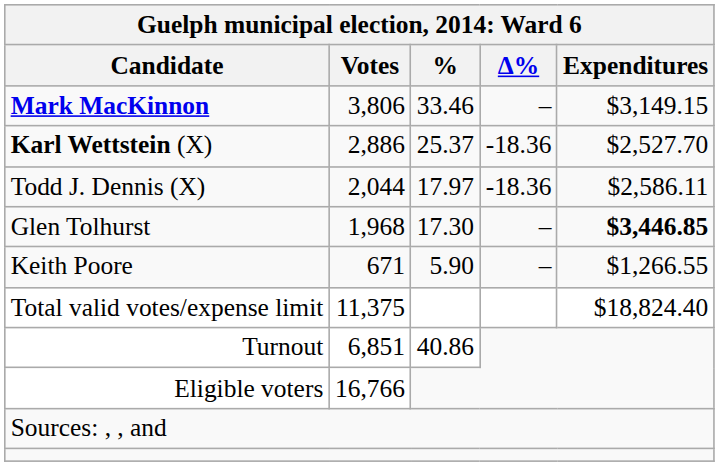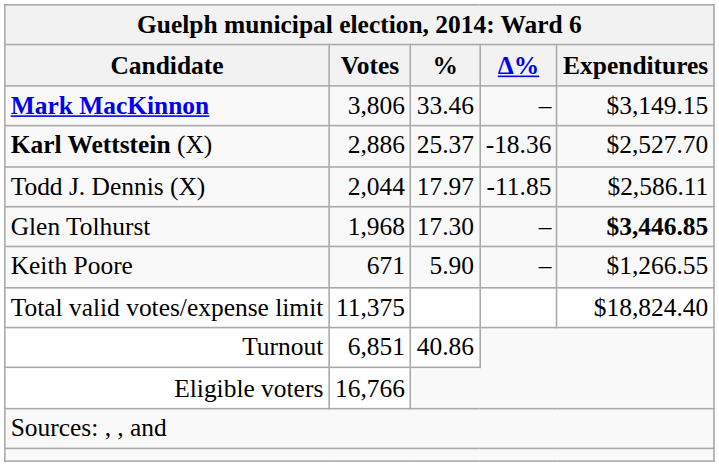(519, 186) -18.36 -> (519, 186) -11.85
